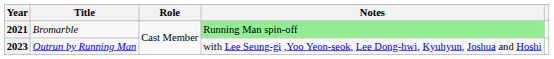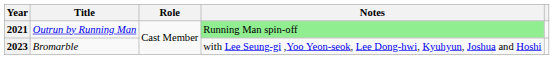(55, 29) Bromarble -> (85, 29) Outrun by Running Man
(85, 46) Outrun by Running Man -> (55, 46) Bromarble
